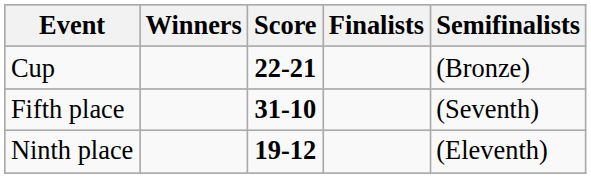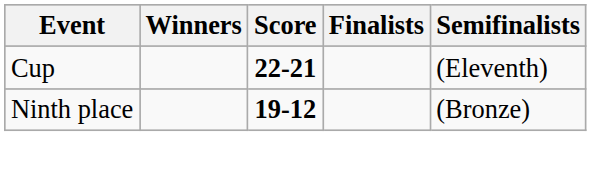(483, 67) (Bronze) -> (492, 67) (Eleventh)
- row: (68, 109)
(492, 151) (Eleventh) -> (483, 109) (Bronze)
